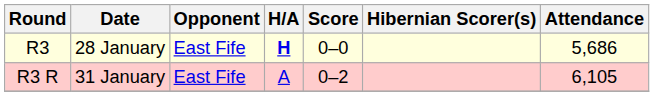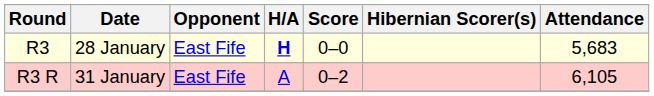(594, 47) 5,686 -> (594, 47) 5,683
